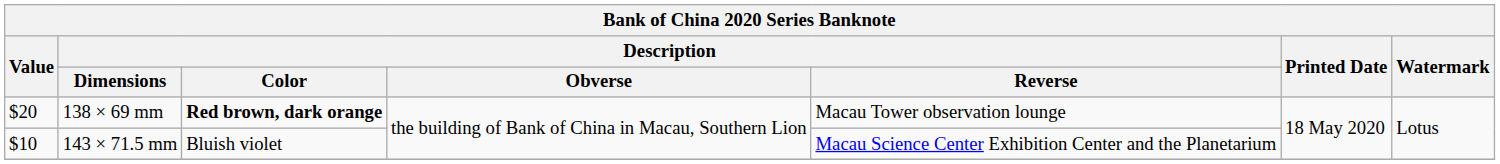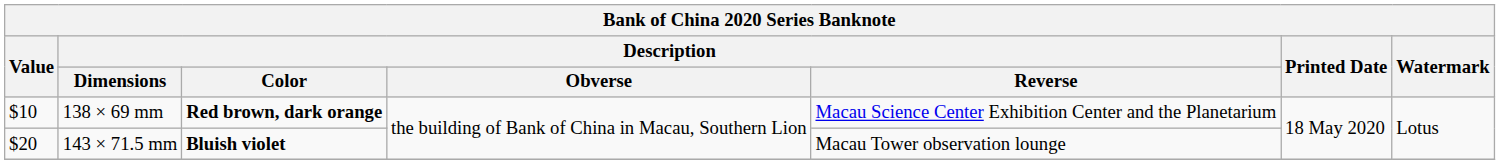(23, 112) $20 -> (23, 112) $10
(941, 112) Macau Tower observation lounge -> (1046, 112) Macau Science Center Exhibition Center and the Planetarium
(23, 143) $10 -> (23, 143) $20
(234, 143) normal -> (236, 143) bold
(1046, 143) Macau Science Center Exhibition Center and the Planetarium -> (941, 143) Macau Tower observation lounge
